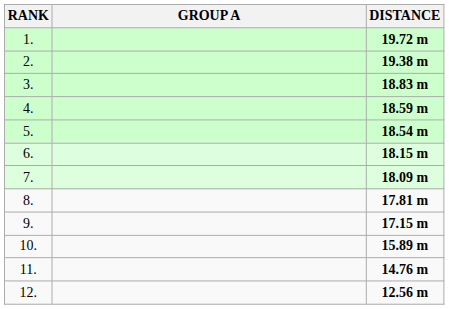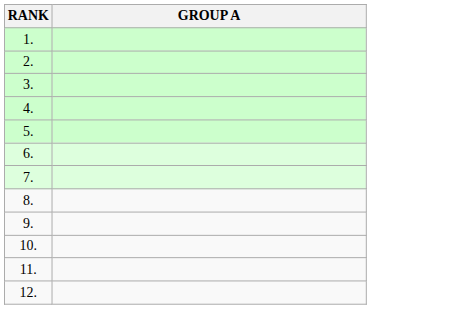- column: (405, 16)
